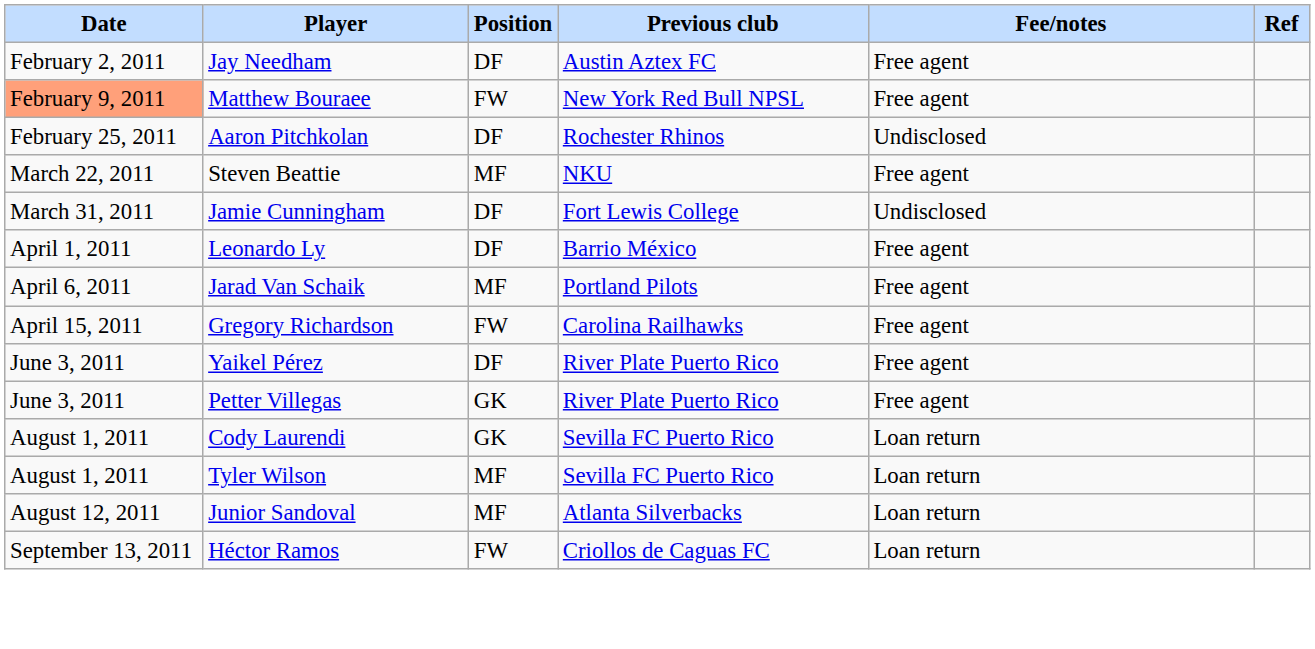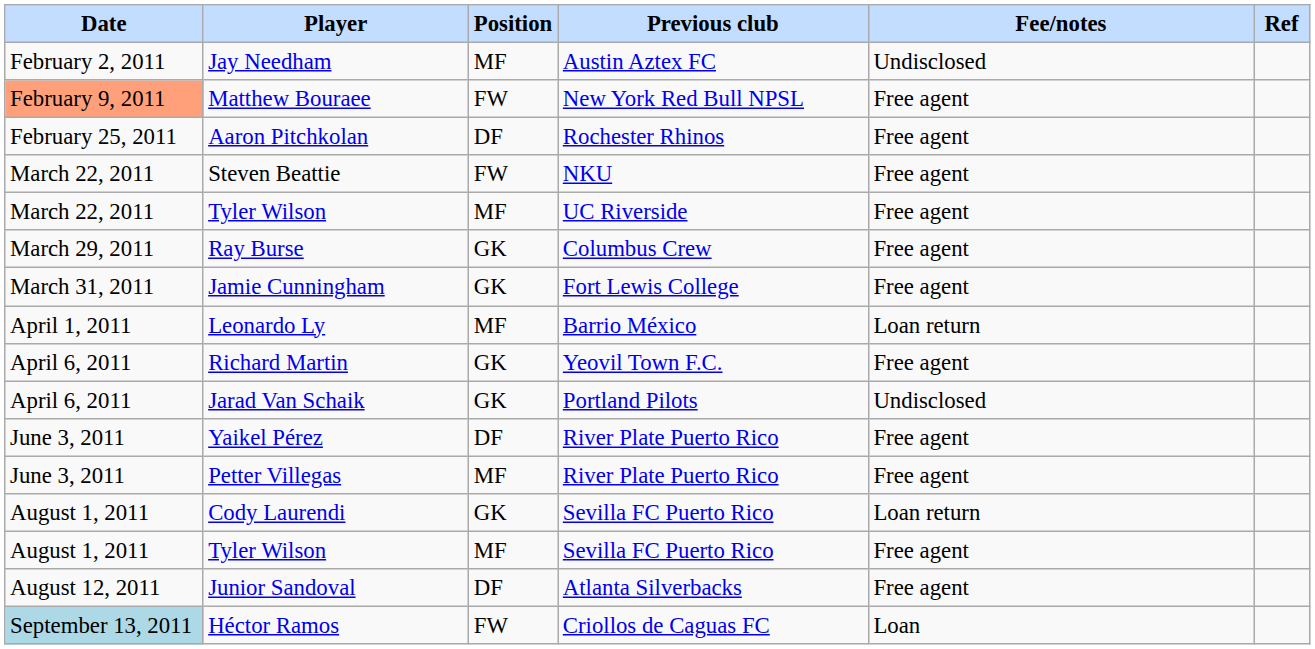(488, 61) DF -> (490, 61) MF
(921, 61) Free agent -> (930, 61) Undisclosed
(930, 136) Undisclosed -> (921, 136) Free agent
(490, 173) MF -> (491, 173) FW
+ row: (267, 211)
+ row: (256, 249)
(488, 211) DF -> (490, 286) GK
(930, 211) Undisclosed -> (921, 286) Free agent
(488, 249) DF -> (490, 324) MF
(921, 249) Free agent -> (927, 324) Loan return
+ row: (278, 361)
(490, 286) MF -> (490, 399) GK
(921, 286) Free agent -> (930, 399) Undisclosed
- row: (301, 324)
(490, 399) GK -> (490, 474) MF
(927, 474) Loan return -> (921, 549) Free agent
(490, 512) MF -> (488, 587) DF
(927, 512) Loan return -> (921, 587) Free agent
(101, 549) no background -> (101, 624) lightblue background
(927, 549) Loan return -> (897, 624) Loan
